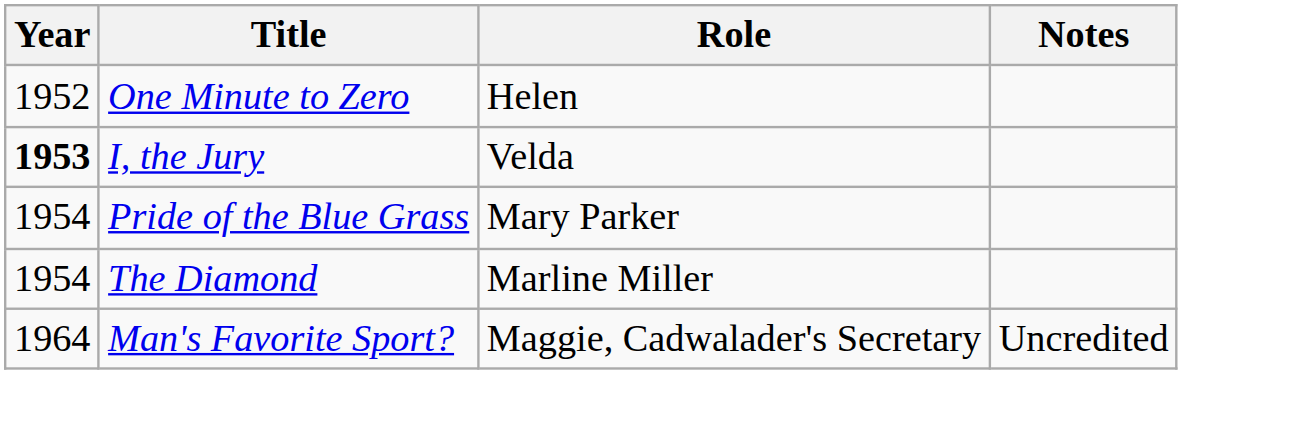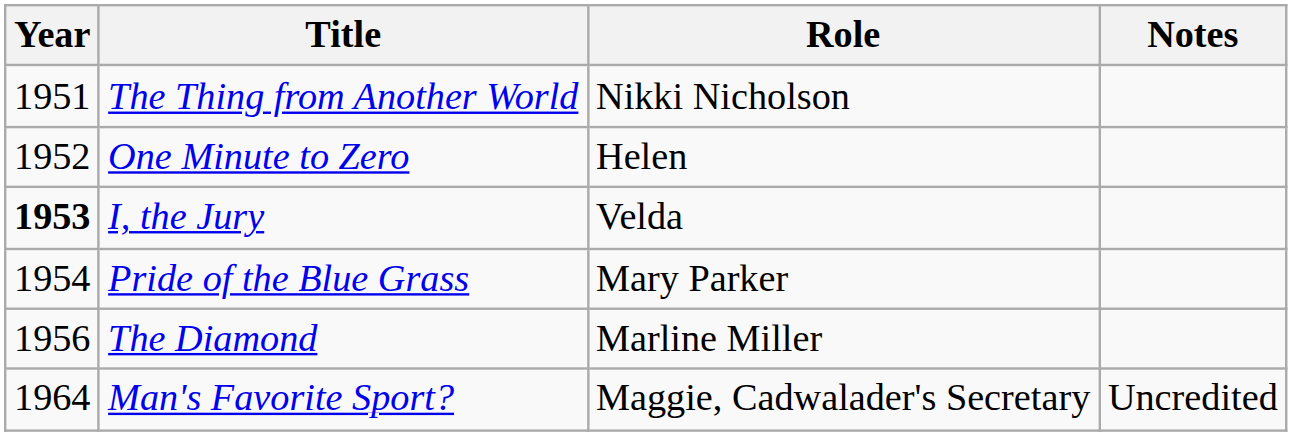+ row: (343, 95)
(52, 277) 1954 -> (52, 338) 1956
